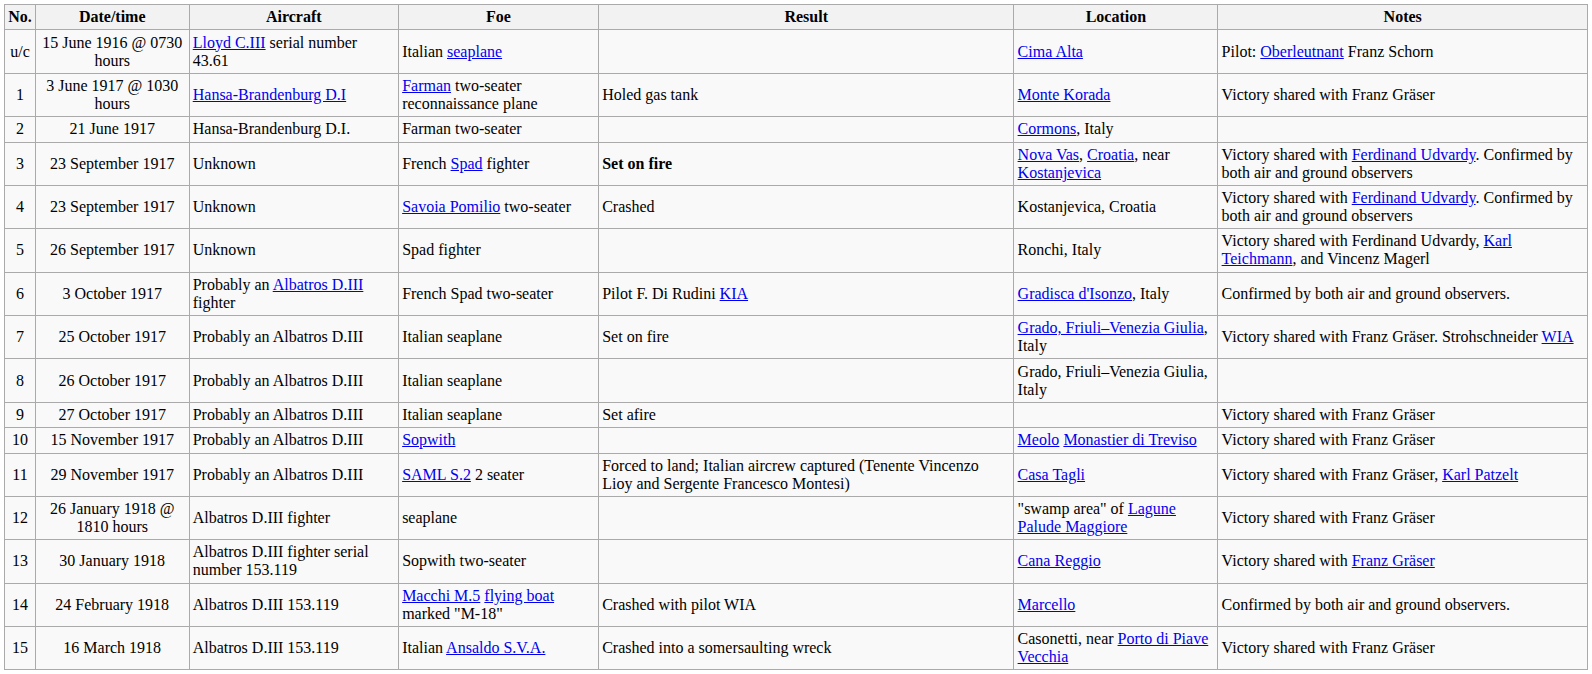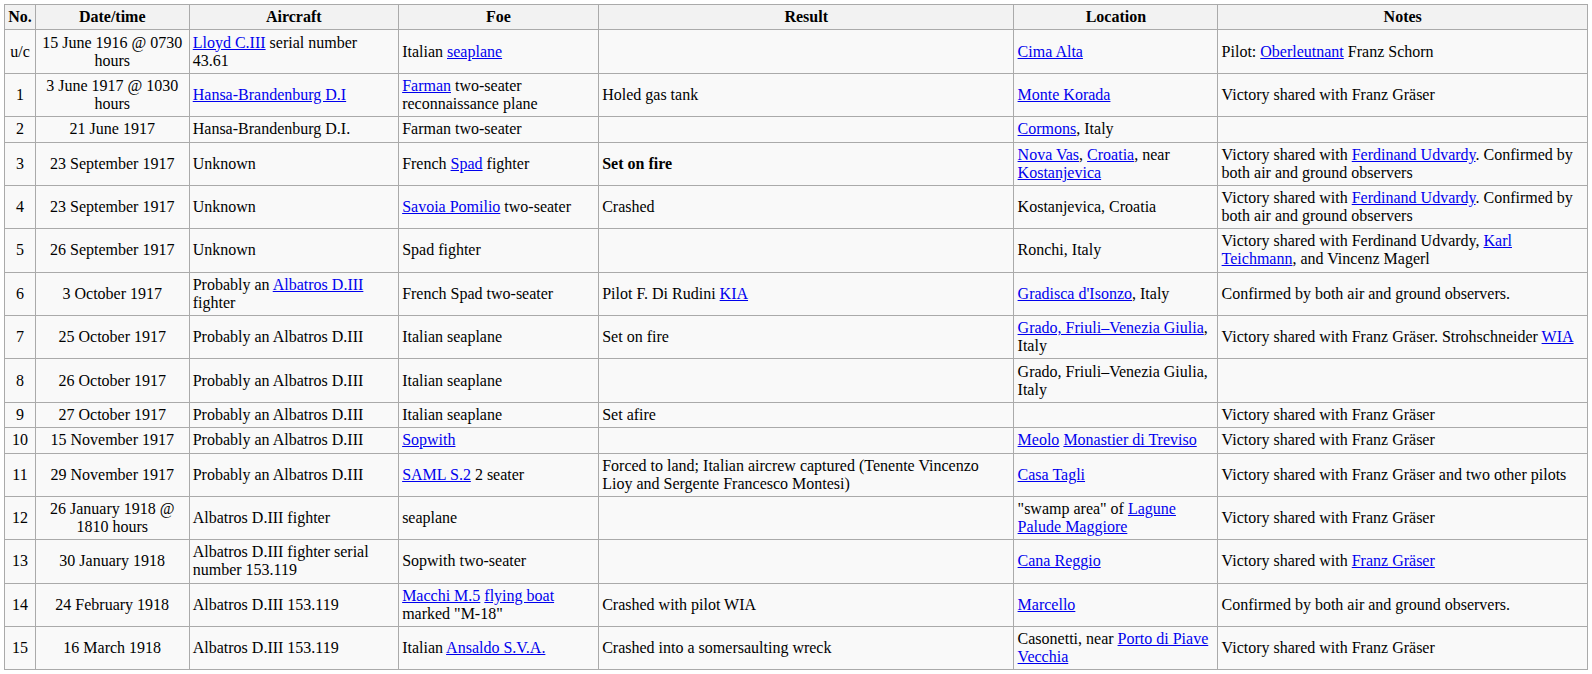(1370, 474) Victory shared with Franz Gräser, Karl Patzelt -> (1394, 474) Victory shared with Franz Gräser and two other pilots
